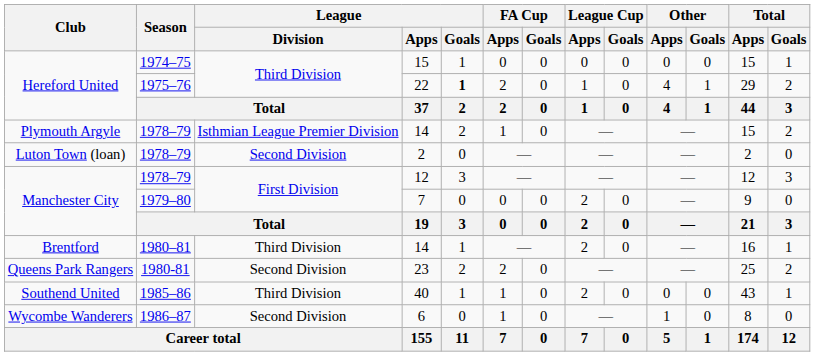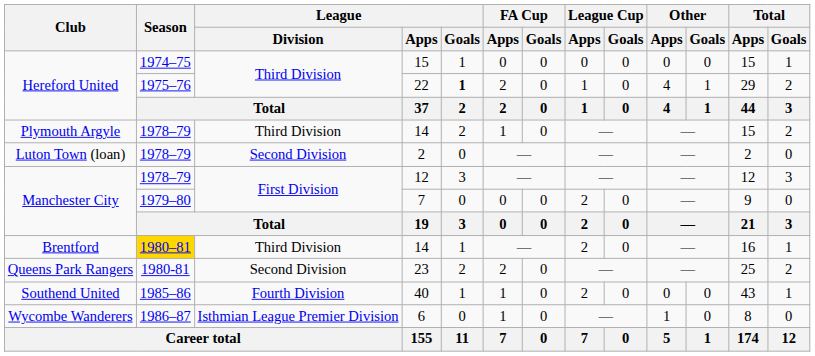(298, 131) Isthmian League Premier Division -> (298, 131) Third Division
(165, 246) no background -> (165, 246) gold background
(298, 293) Third Division -> (298, 293) Fourth Division
(298, 316) Second Division -> (298, 316) Isthmian League Premier Division
